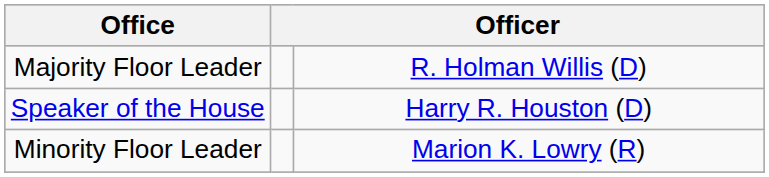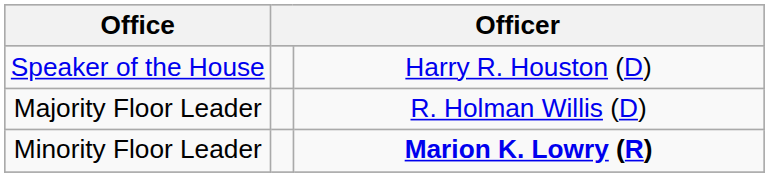rows swapped: (138, 108) <-> (138, 66)
(529, 150) normal -> (529, 150) bold
